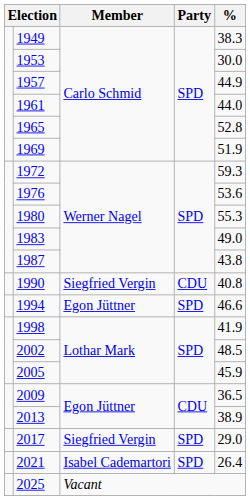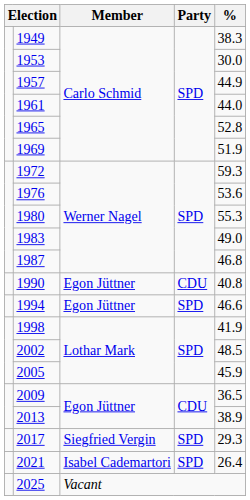(230, 261) 43.8 -> (230, 261) 46.8
(110, 283) Siegfried Vergin -> (99, 283) Egon Jüttner
(230, 439) 29.0 -> (230, 439) 29.3
